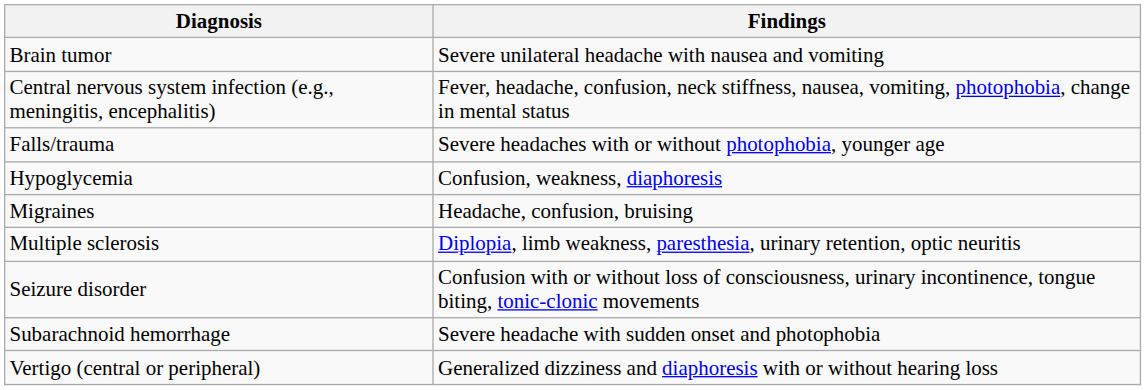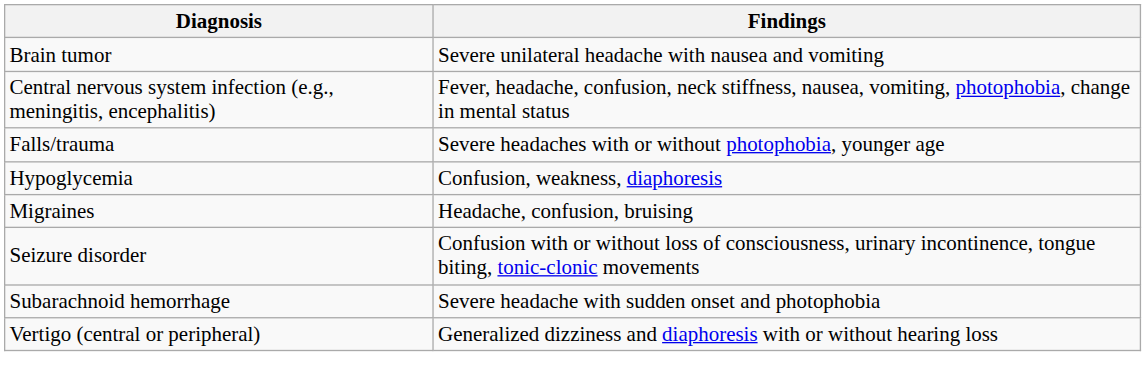- row: (84, 244)
